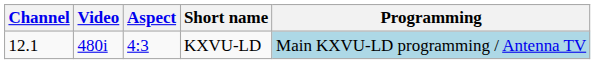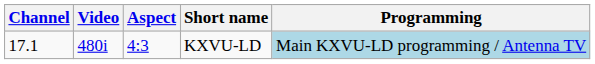(23, 44) 12.1 -> (23, 44) 17.1
